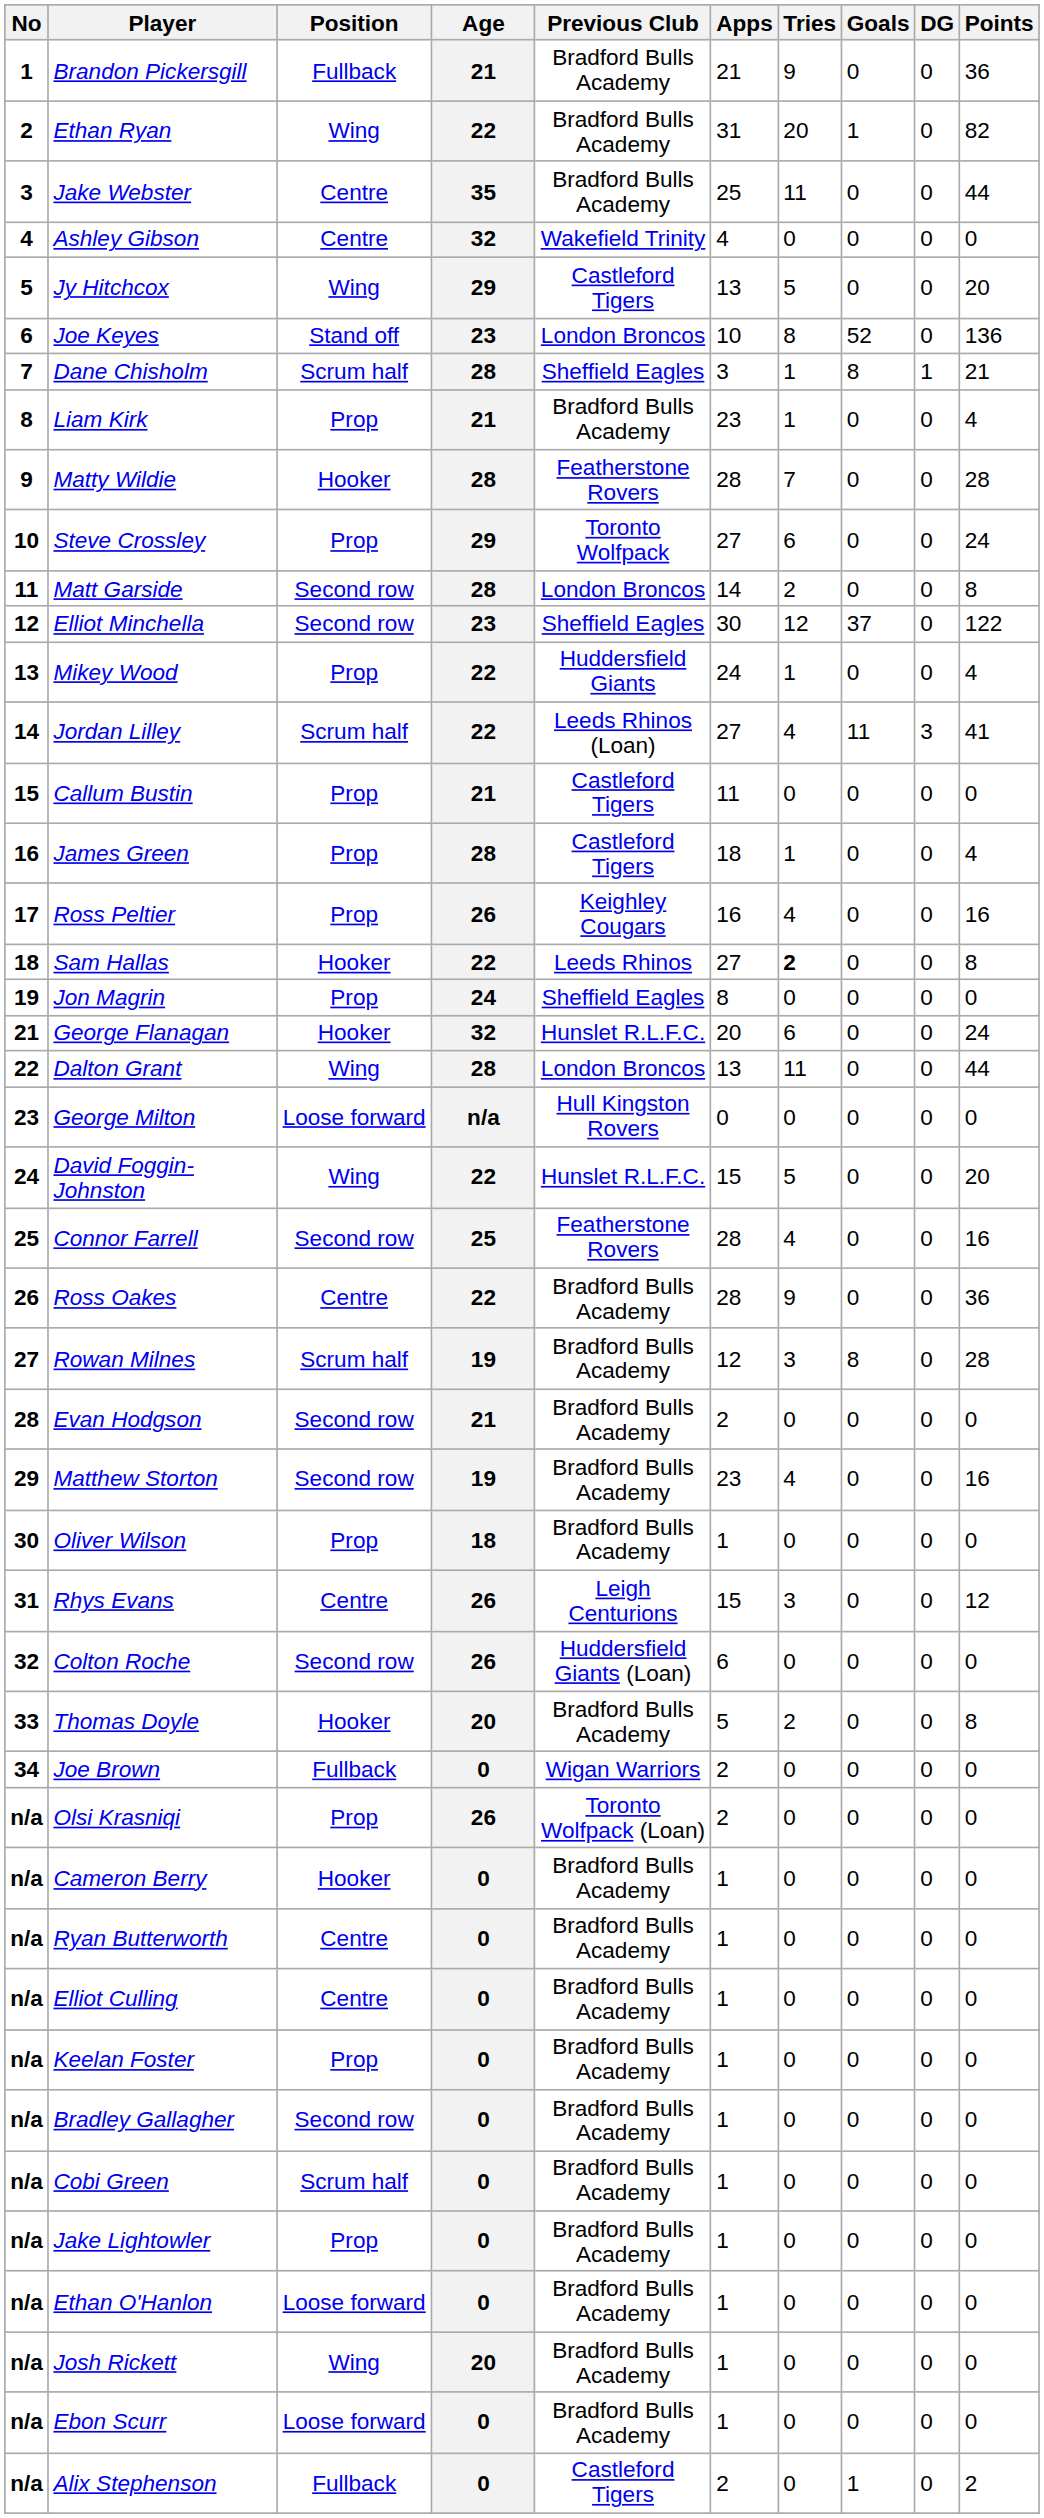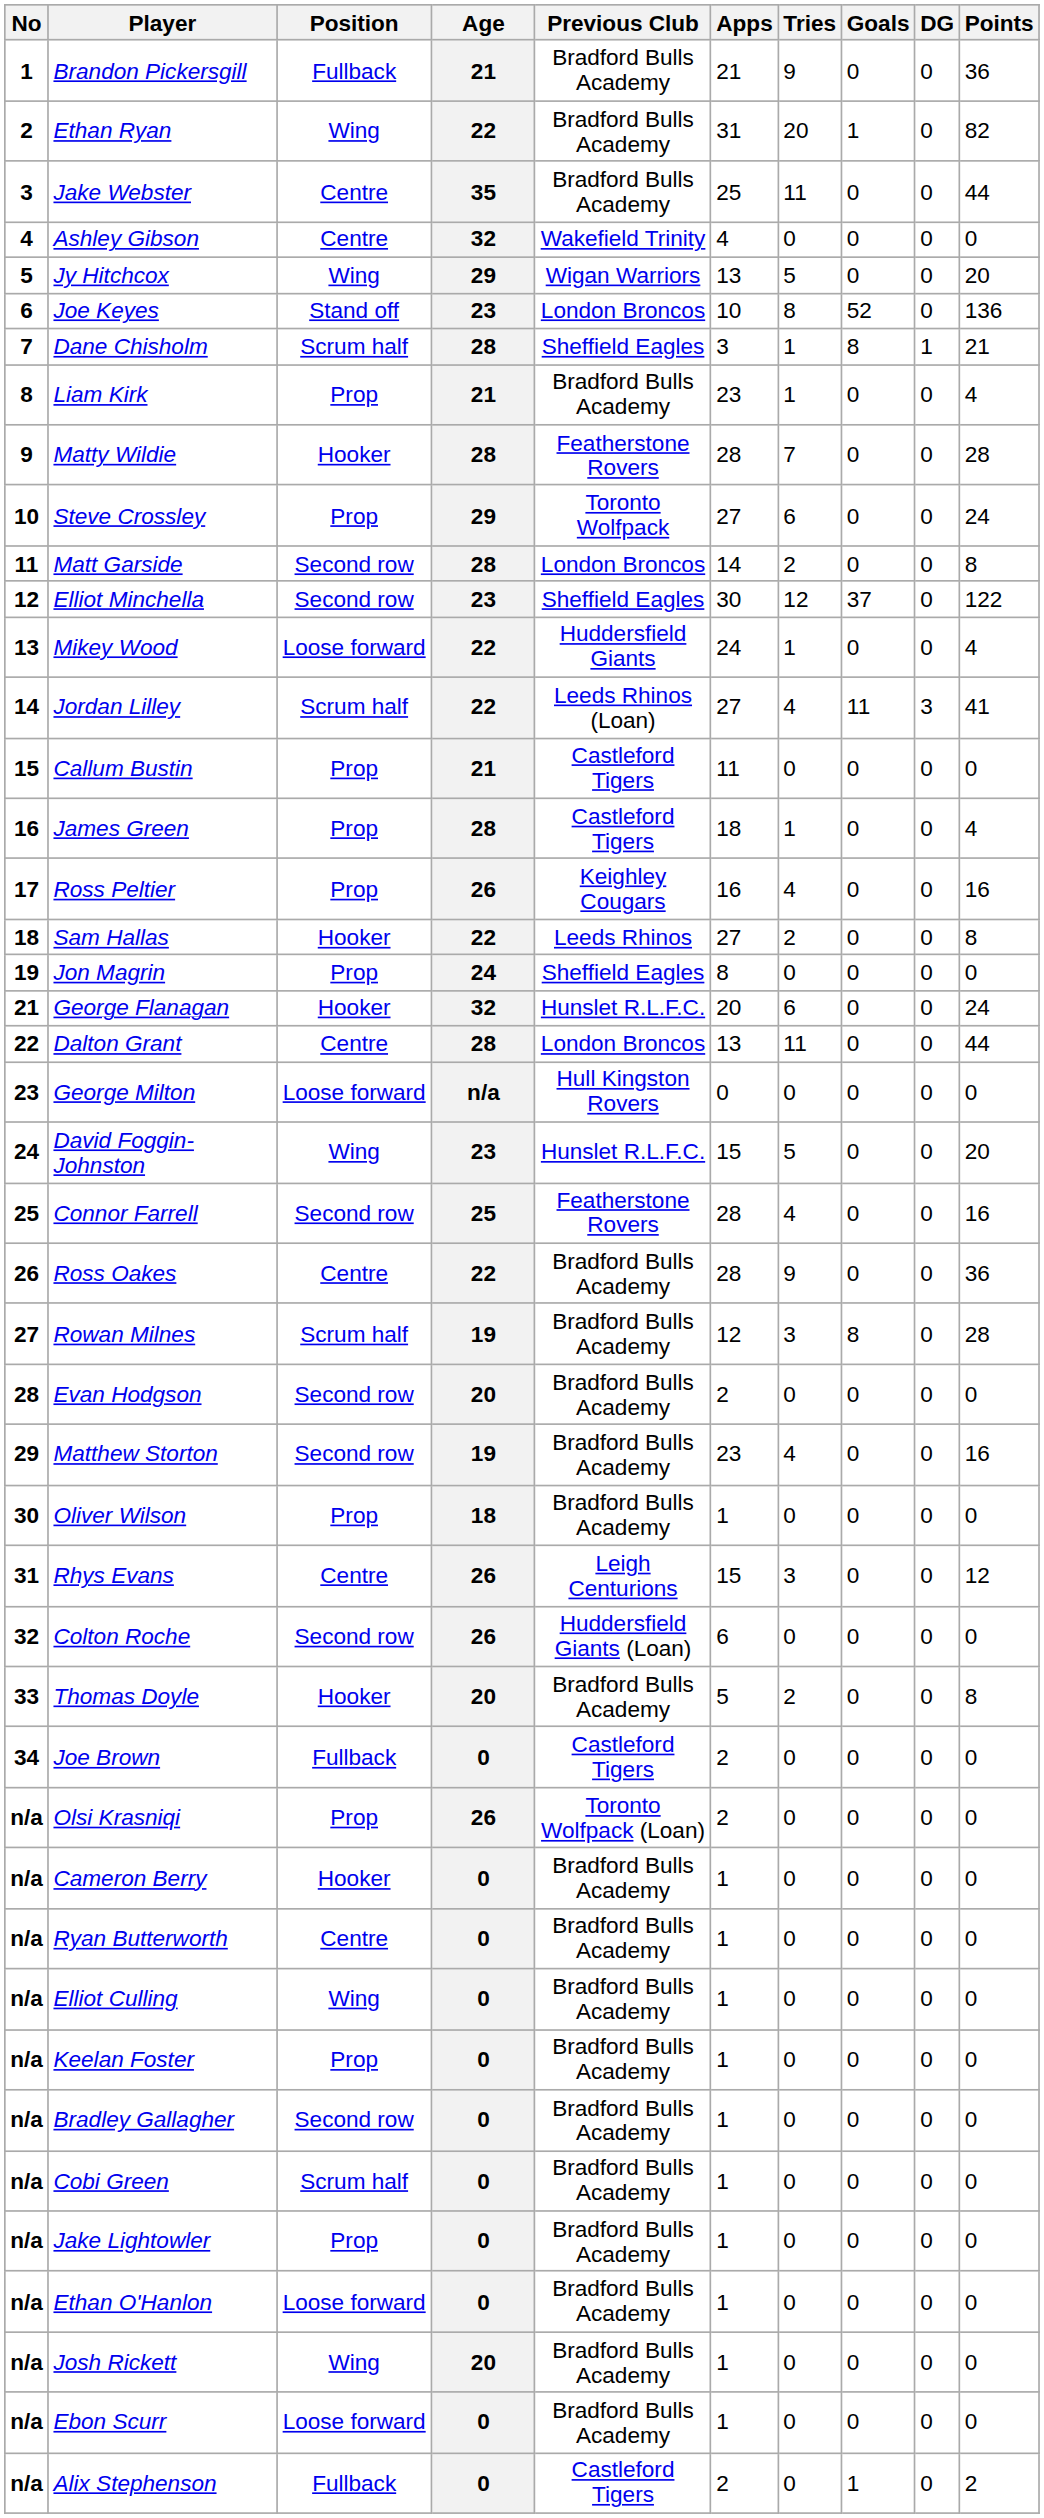(623, 287) Castleford Tigers -> (623, 275) Wigan Warriors
(354, 672) Prop -> (354, 647) Loose forward
(790, 962) bold -> (790, 937) normal
(354, 1068) Wing -> (354, 1043) Centre
(483, 1177) 22 -> (483, 1152) 23
(483, 1419) 21 -> (483, 1394) 20
(623, 1769) Wigan Warriors -> (623, 1757) Castleford Tigers
(354, 1999) Centre -> (354, 1999) Wing
